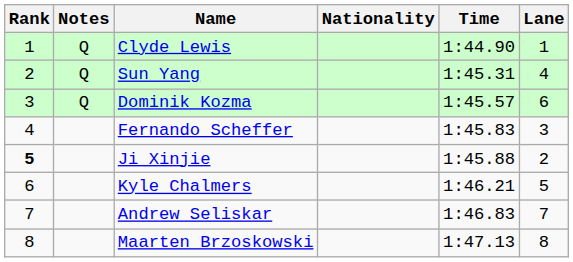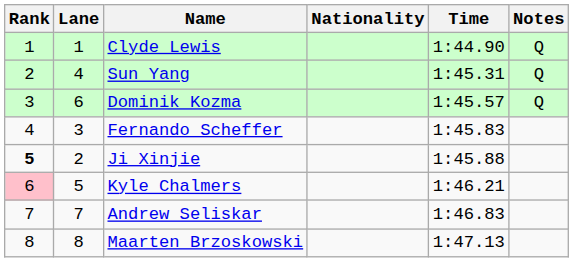columns swapped: (544, 19) <-> (84, 19)
(29, 186) no background -> (29, 186) pink background
